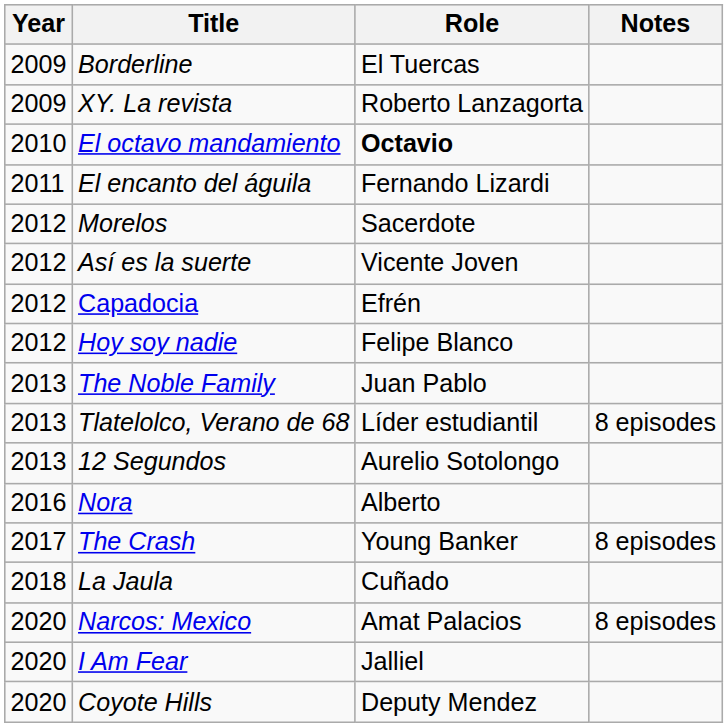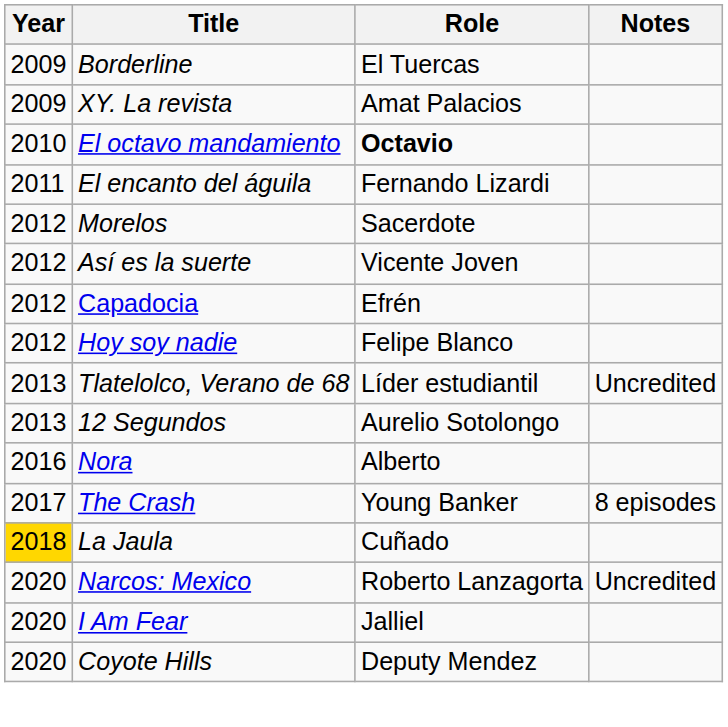(472, 104) Roberto Lanzagorta -> (441, 104) Amat Palacios
- row: (176, 382)
(655, 422) 8 episodes -> (655, 382) Uncredited
(39, 582) no background -> (39, 542) gold background
(441, 622) Amat Palacios -> (472, 582) Roberto Lanzagorta
(655, 622) 8 episodes -> (655, 582) Uncredited
